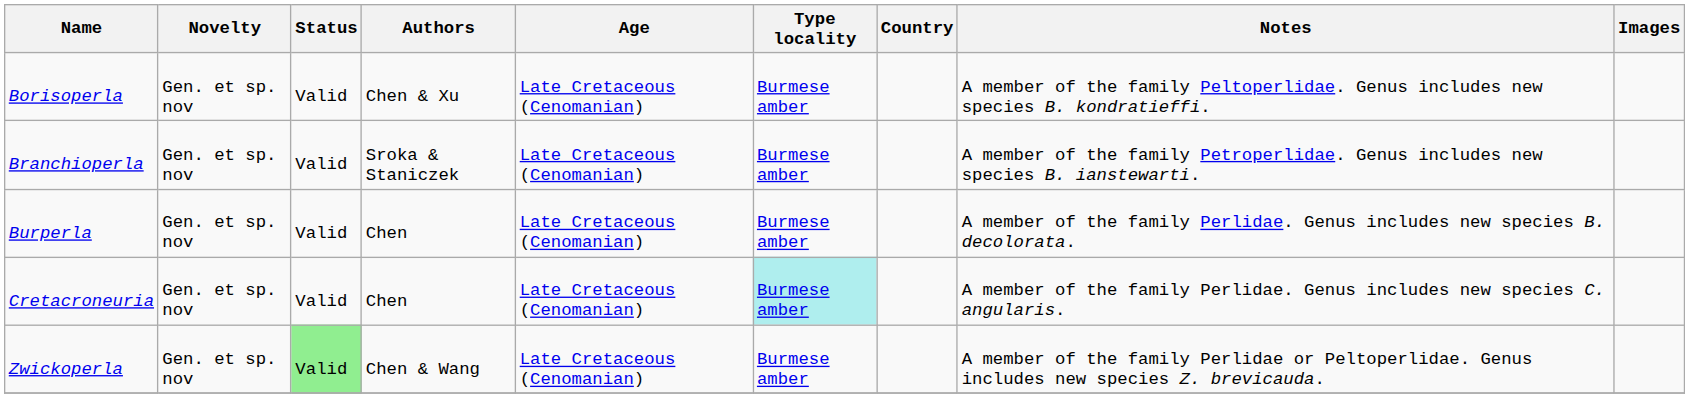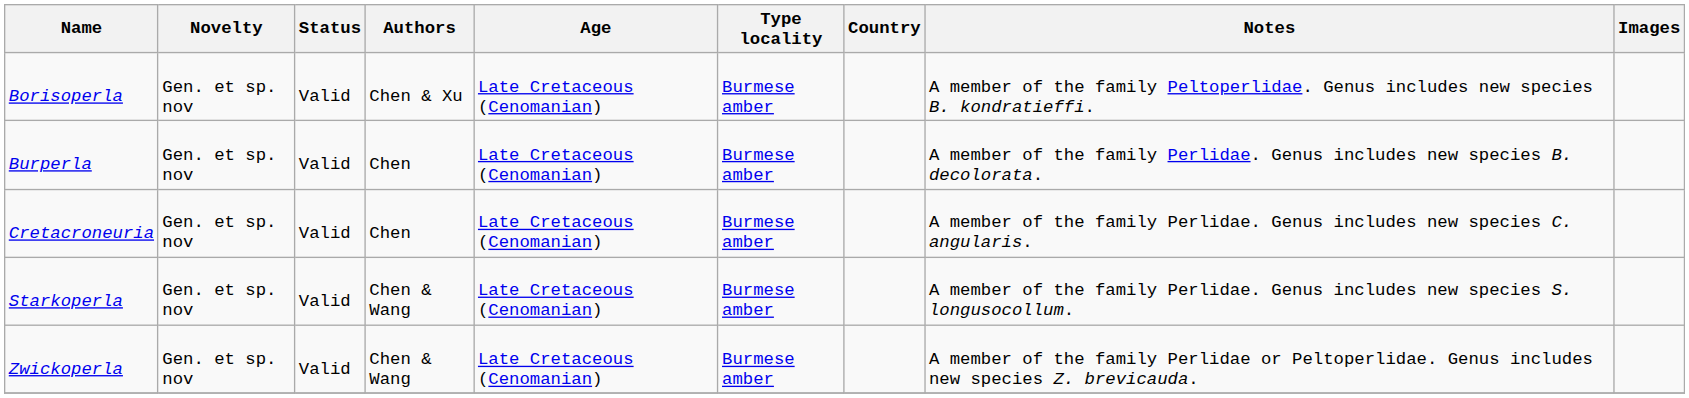- row: (76, 165)
(793, 301) paleturquoise background -> (758, 233) no background
+ row: (66, 301)
(321, 369) lightgreen background -> (325, 369) no background
